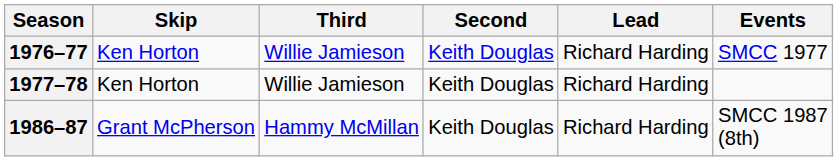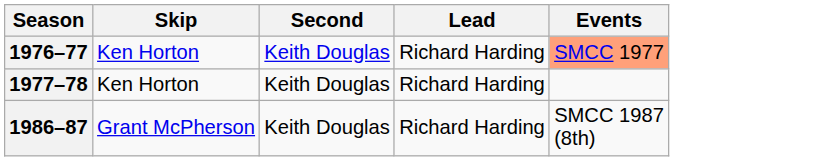- column: (342, 20)
(773, 52) no background -> (609, 52) lightsalmon background
